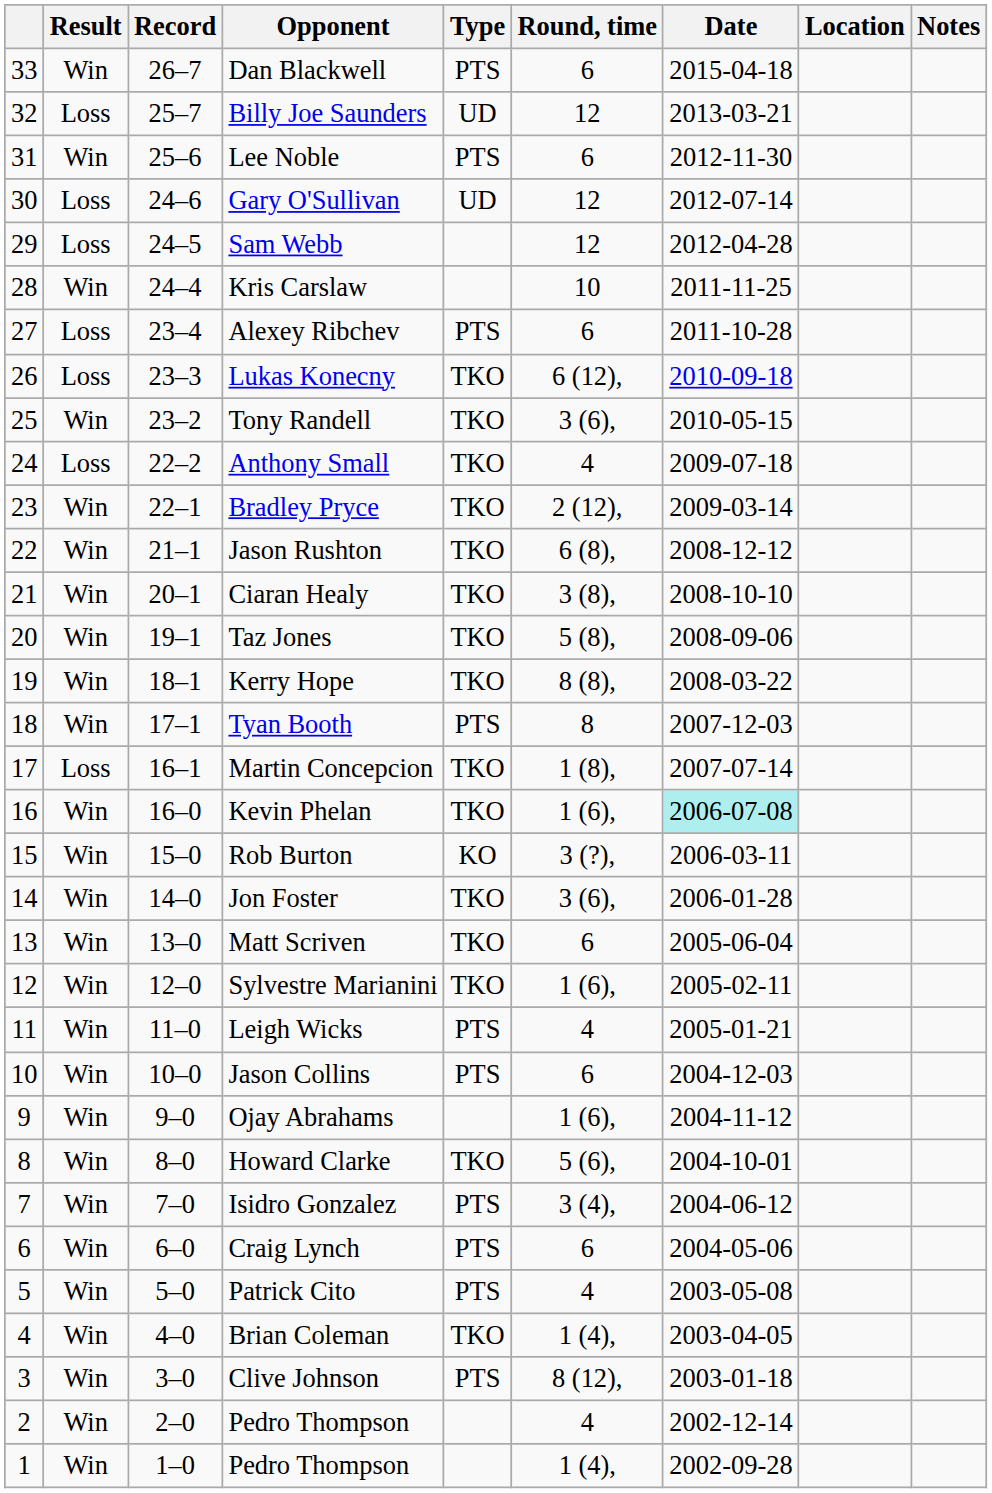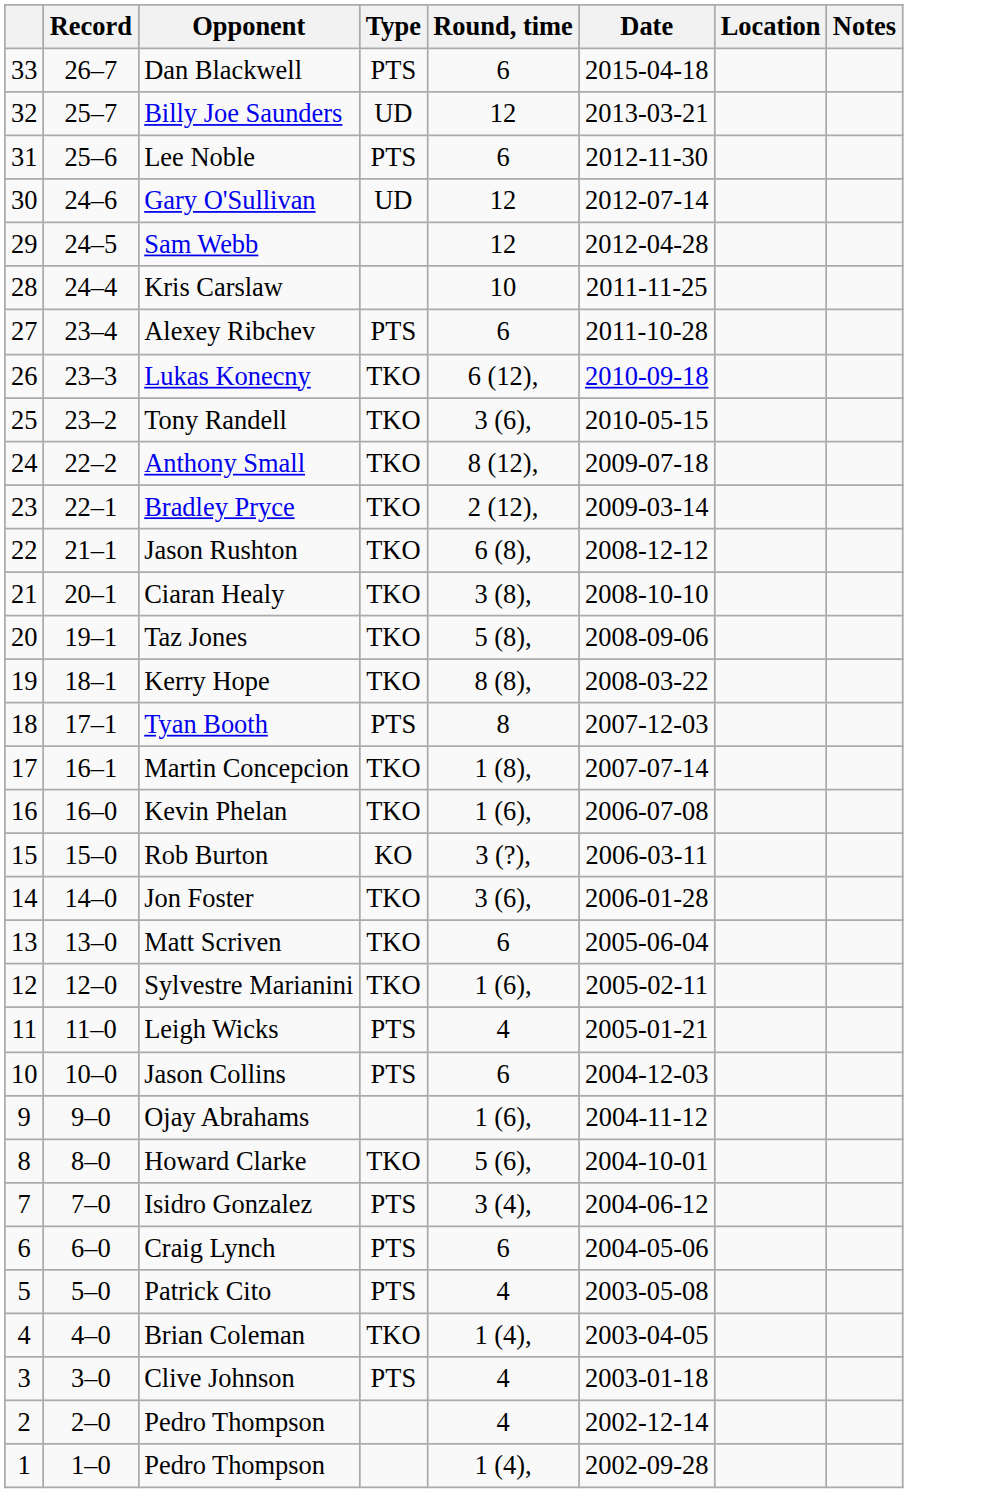- column: (86, 26)
(587, 462) 4 -> (503, 462) 8 (12),
(731, 811) paleturquoise background -> (647, 811) no background
(587, 1378) 8 (12), -> (503, 1378) 4
